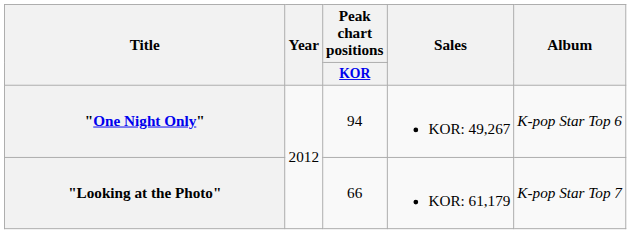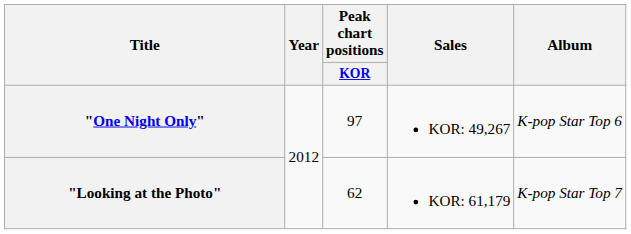(355, 121) 94 -> (355, 121) 97
(355, 192) 66 -> (355, 192) 62
